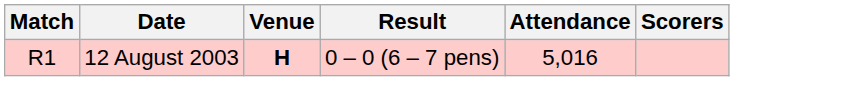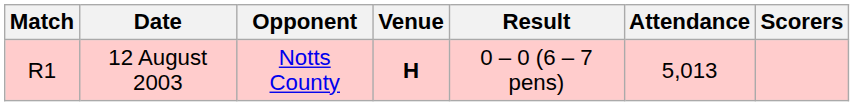+ column: (305, 22)
(570, 57) 5,016 -> (690, 69) 5,013
